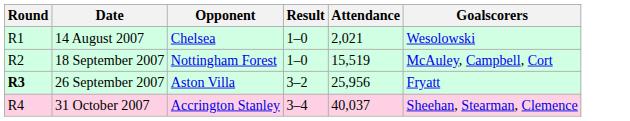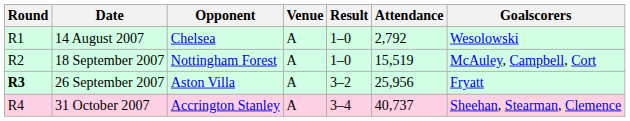+ column: (305, 15)
(347, 37) 2,021 -> (391, 37) 2,792
(351, 104) 40,037 -> (394, 104) 40,737
